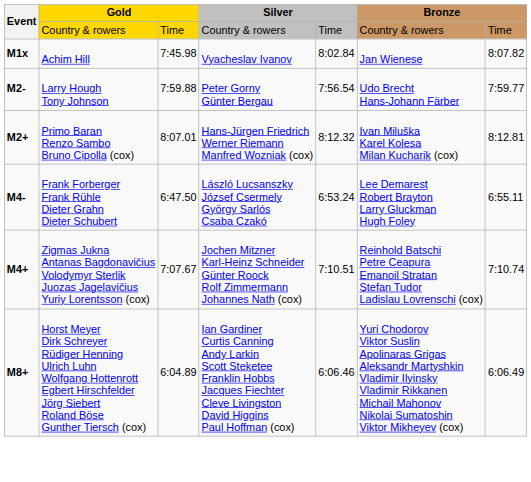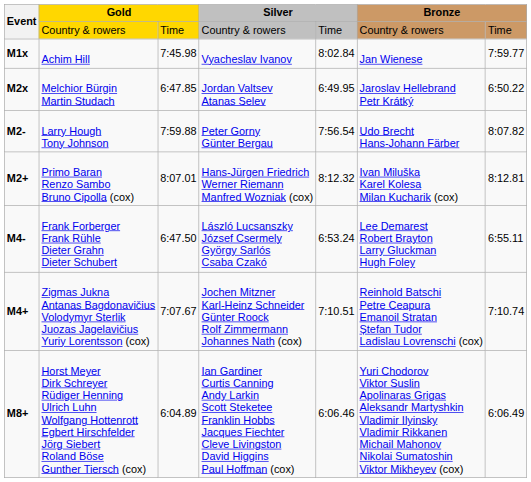(506, 53) 8:07.82 -> (506, 53) 7:59.77
+ row: (79, 95)
(506, 89) 7:59.77 -> (506, 131) 8:07.82
